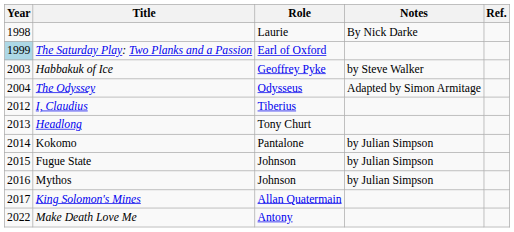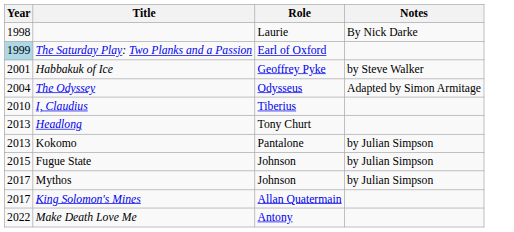- column: (497, 13)
(19, 69) 2003 -> (19, 69) 2001
(19, 106) 2012 -> (19, 106) 2010
(19, 143) 2014 -> (19, 143) 2013
(19, 180) 2016 -> (19, 180) 2017
